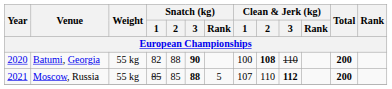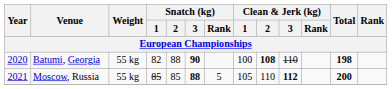(344, 60) 200 -> (344, 60) 198
(245, 76) 107 -> (245, 76) 105
